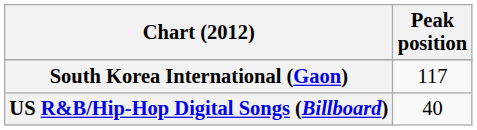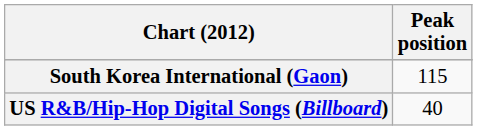(432, 76) 117 -> (432, 76) 115
